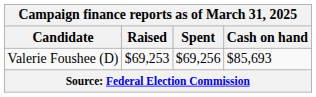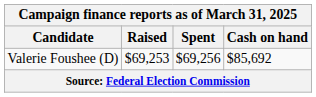(249, 59) $85,693 -> (249, 59) $85,692
